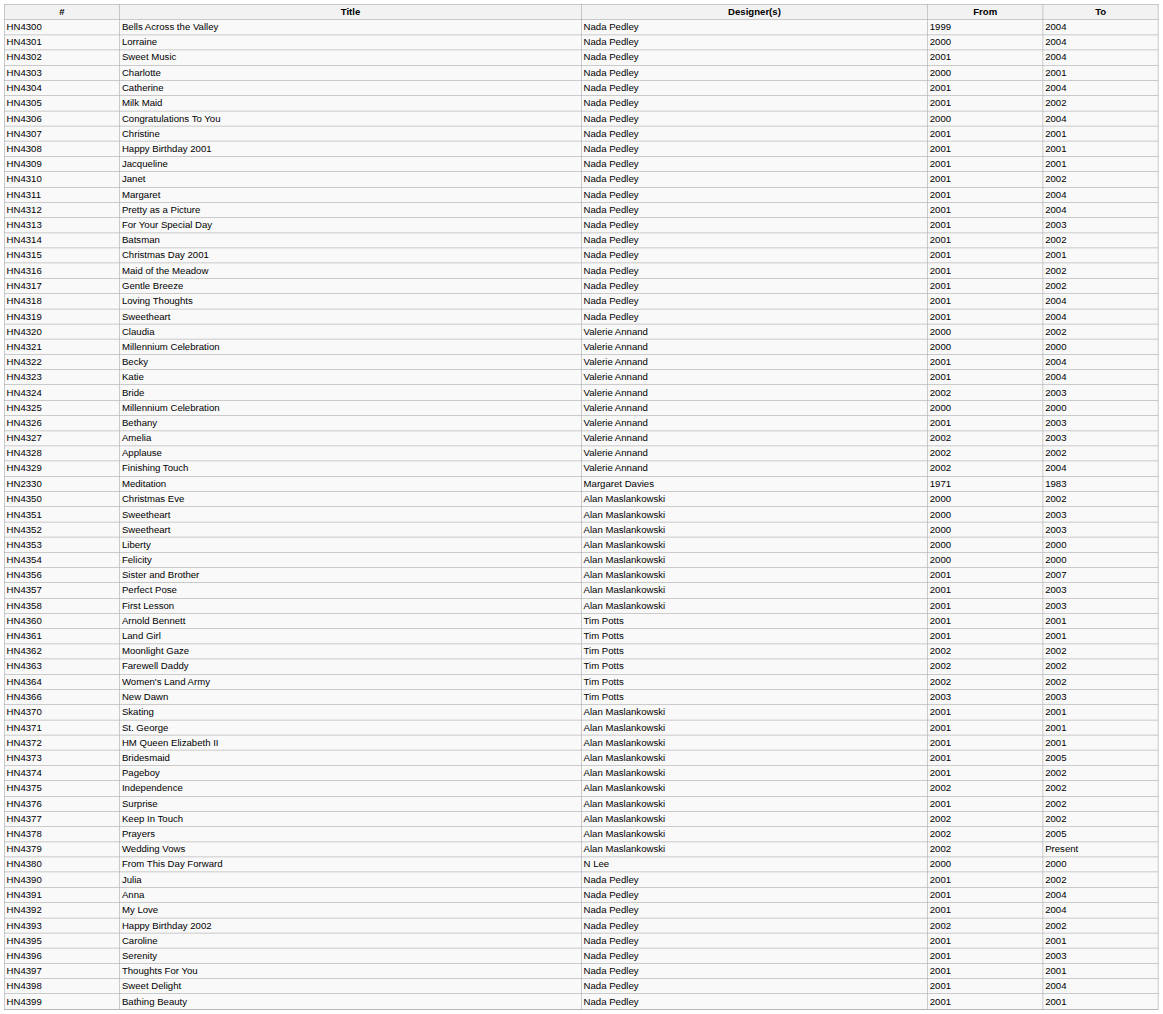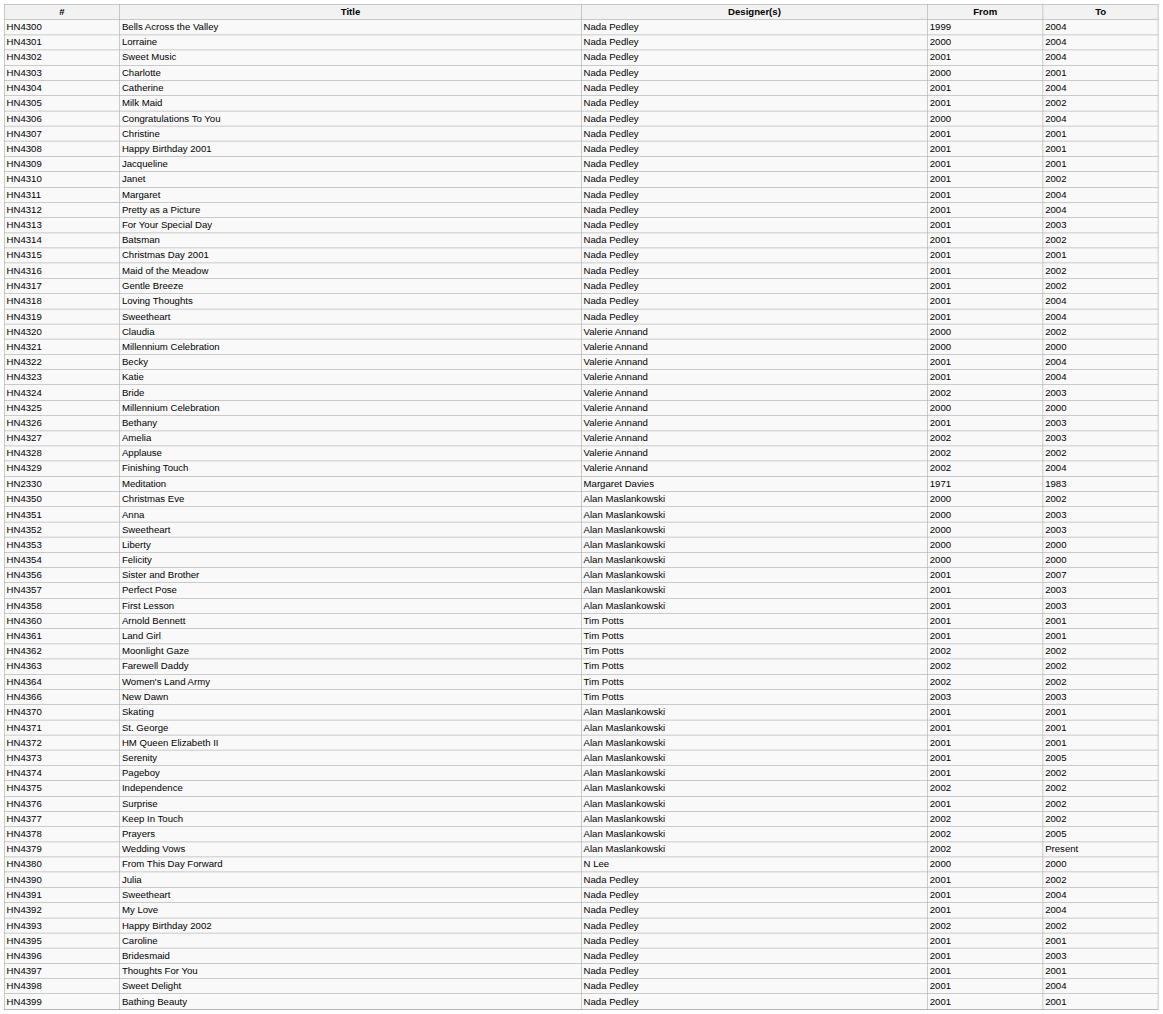(146, 514) Sweetheart -> (133, 514) Anna
(146, 758) Bridesmaid -> (140, 758) Serenity
(133, 895) Anna -> (146, 895) Sweetheart
(140, 956) Serenity -> (146, 956) Bridesmaid
